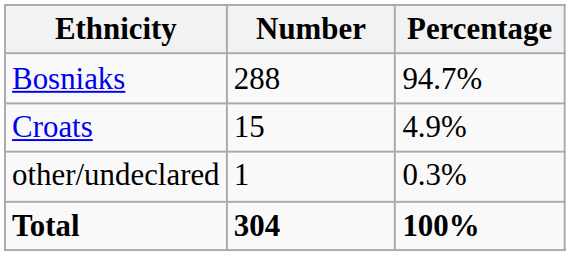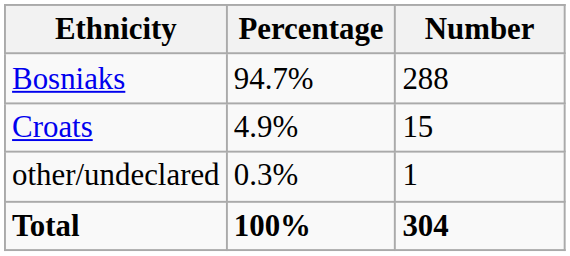columns swapped: (311, 28) <-> (480, 28)
